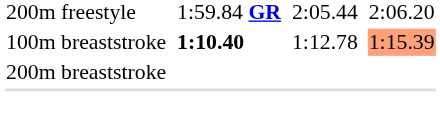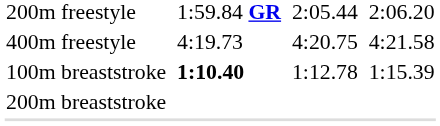+ row: (71, 42)
(402, 42) lightsalmon background -> (402, 71) no background
